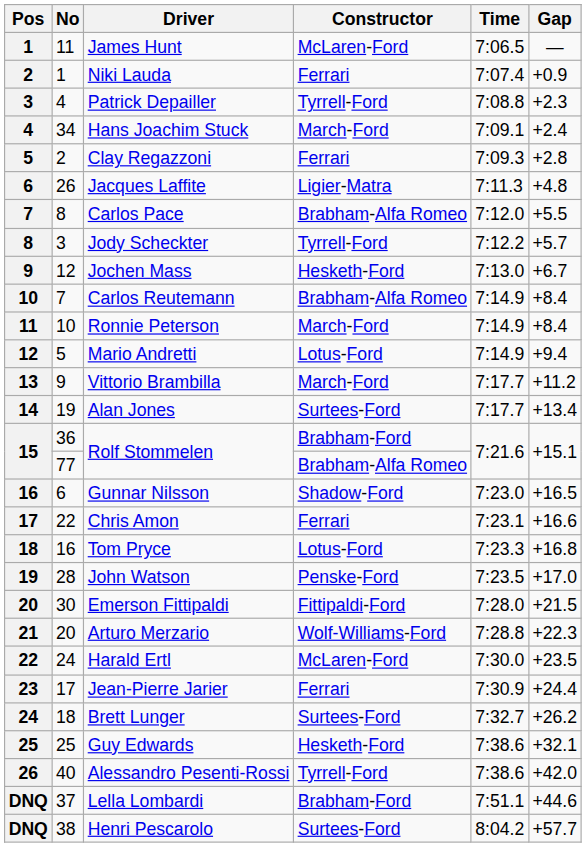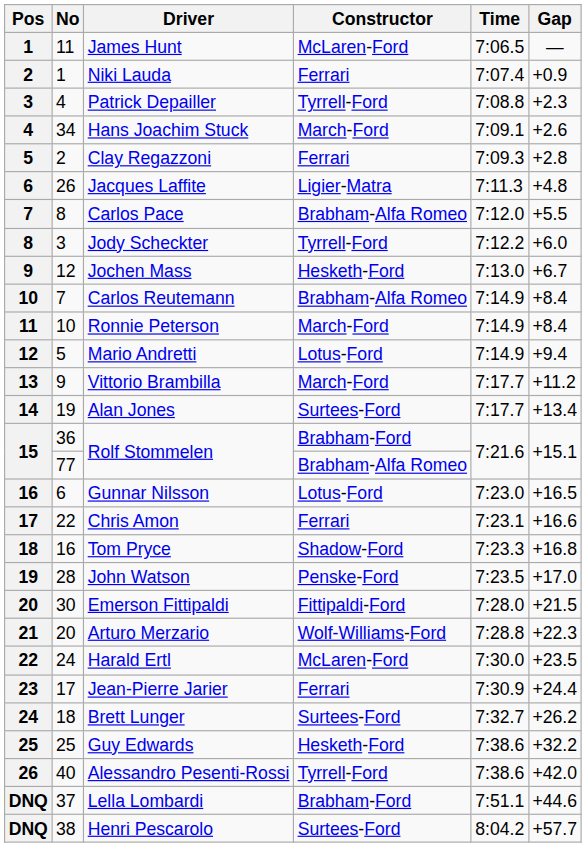(550, 130) +2.4 -> (550, 130) +2.6
(550, 242) +5.7 -> (550, 242) +6.0
(351, 493) Shadow-Ford -> (340, 493) Lotus-Ford
(340, 549) Lotus-Ford -> (351, 549) Shadow-Ford
(555, 744) +32.1 -> (555, 744) +32.2
